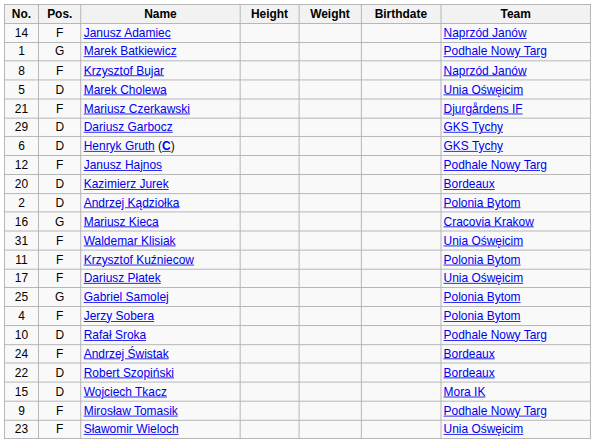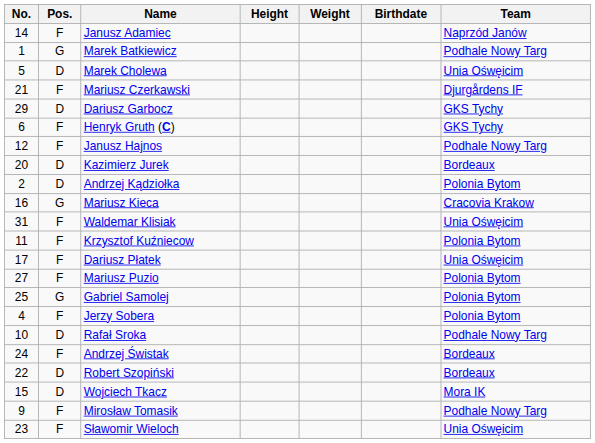- row: (124, 71)
(60, 146) D -> (60, 128) F
+ row: (121, 279)
